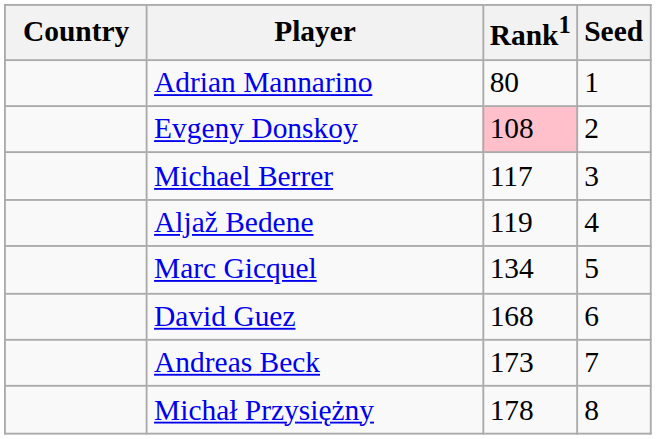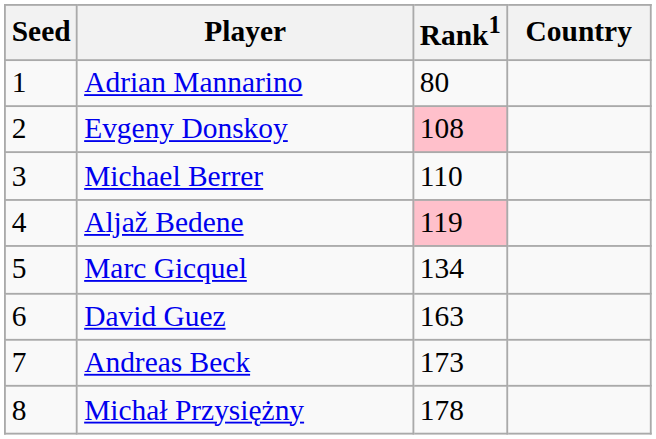columns swapped: (76, 31) <-> (614, 31)
(511, 175) 117 -> (441, 175) 110
(511, 222) no background -> (441, 222) pink background
(512, 315) 168 -> (442, 315) 163
